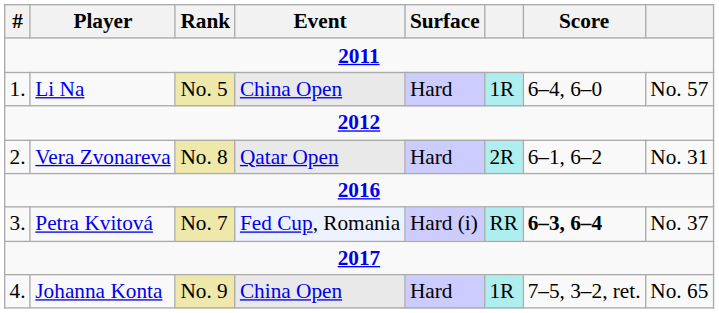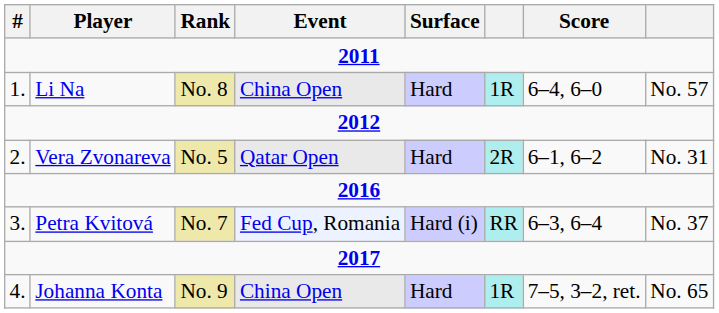(204, 88) No. 5 -> (204, 88) No. 8
(204, 156) No. 8 -> (204, 156) No. 5
(565, 223) bold -> (565, 223) normal
